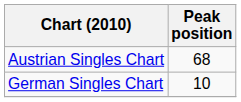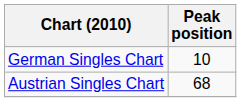rows swapped: (86, 84) <-> (86, 59)
